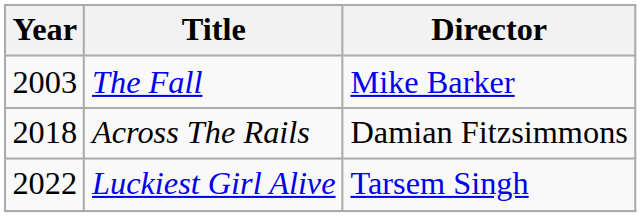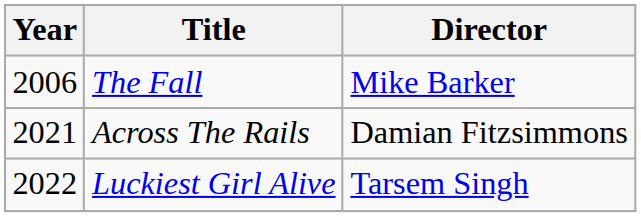(45, 81) 2003 -> (45, 81) 2006
(45, 132) 2018 -> (45, 132) 2021
